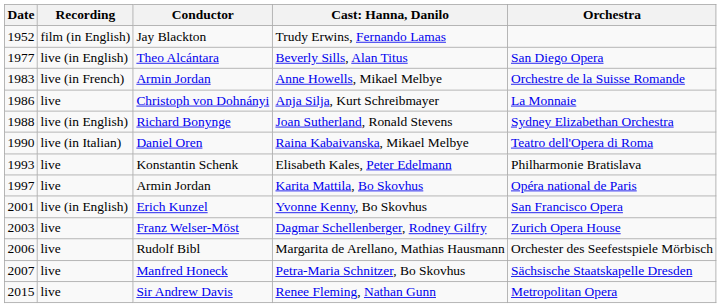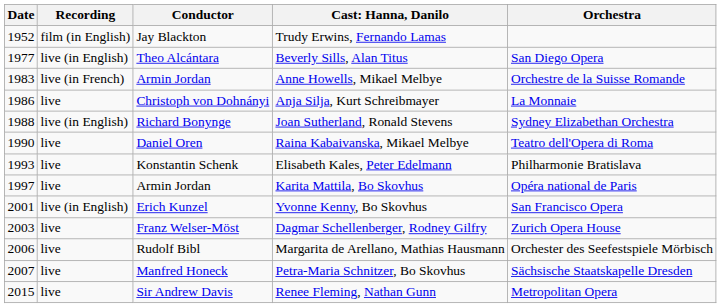(81, 143) live (in Italian) -> (51, 143) live
